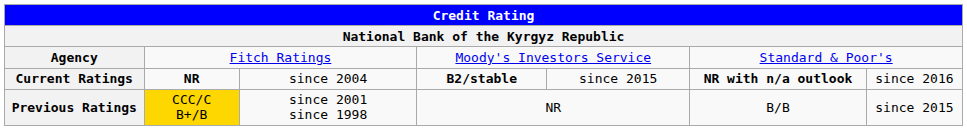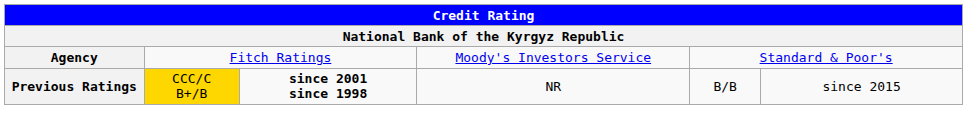- row: (74, 79)
(328, 107) normal -> (328, 86) bold
